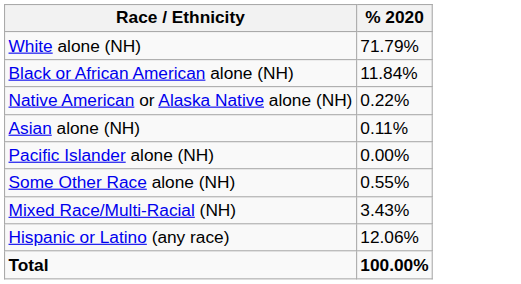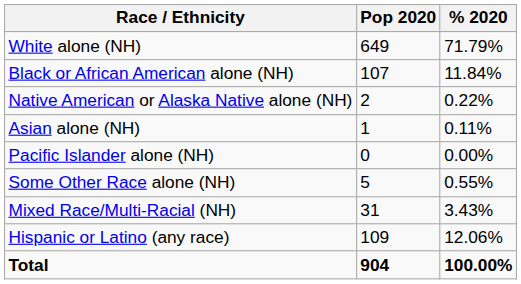+ column: (398, 18)
